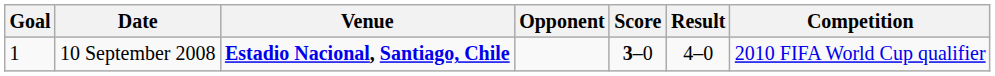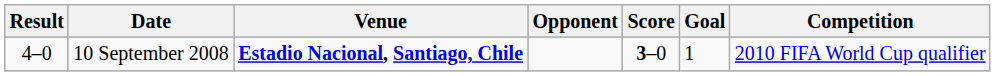columns swapped: (30, 20) <-> (698, 20)
